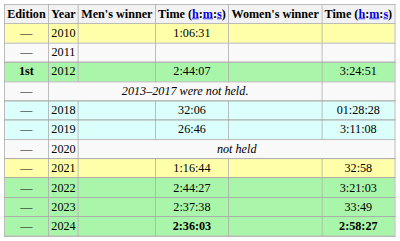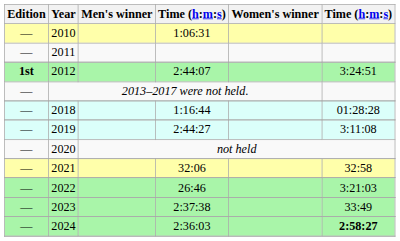(192, 110) 32:06 -> (192, 110) 1:16:44
(192, 129) 26:46 -> (192, 129) 2:44:27
(192, 168) 1:16:44 -> (192, 168) 32:06
(192, 187) 2:44:27 -> (192, 187) 26:46
(192, 226) bold -> (192, 226) normal
